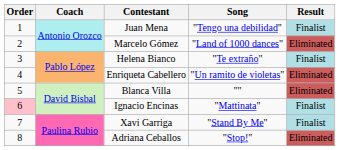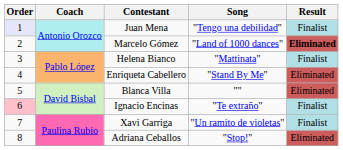(20, 28) no background -> (20, 28) lavender background
(311, 43) normal -> (312, 43) bold
(237, 59) "Te extraño" -> (237, 59) "Mattinata"
(237, 75) "Un ramito de violetas" -> (237, 75) "Stand By Me"
(237, 106) "Mattinata" -> (237, 106) "Te extraño"
(237, 122) "Stand By Me" -> (237, 122) "Un ramito de violetas"
